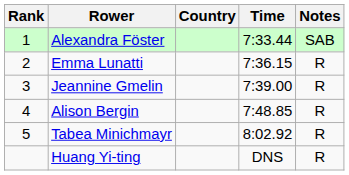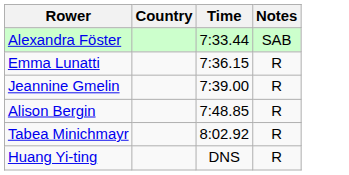- column: (26, 16)
